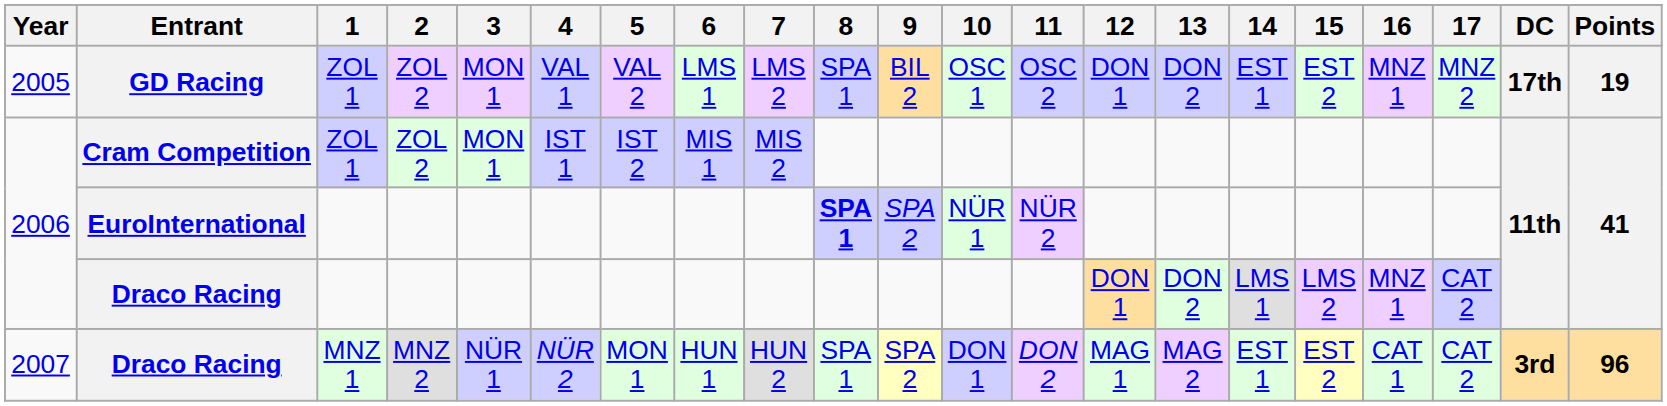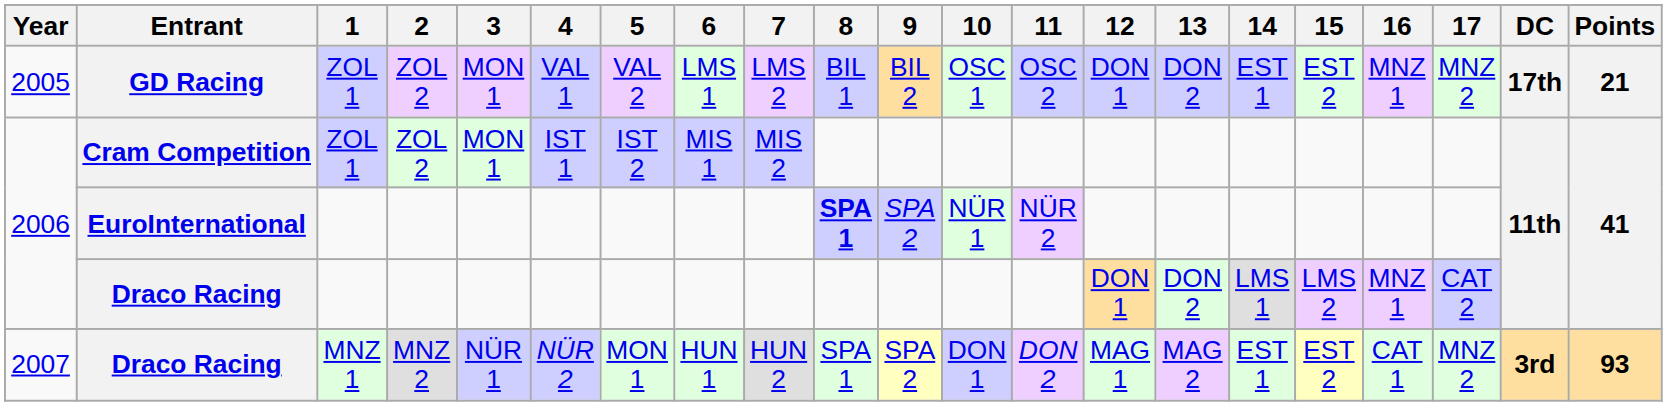(846, 81) SPA 1 -> (846, 81) BIL 1
(1615, 81) 19 -> (1615, 81) 21
(1467, 364) CAT 2 -> (1467, 364) MNZ 2
(1615, 364) 96 -> (1615, 364) 93
